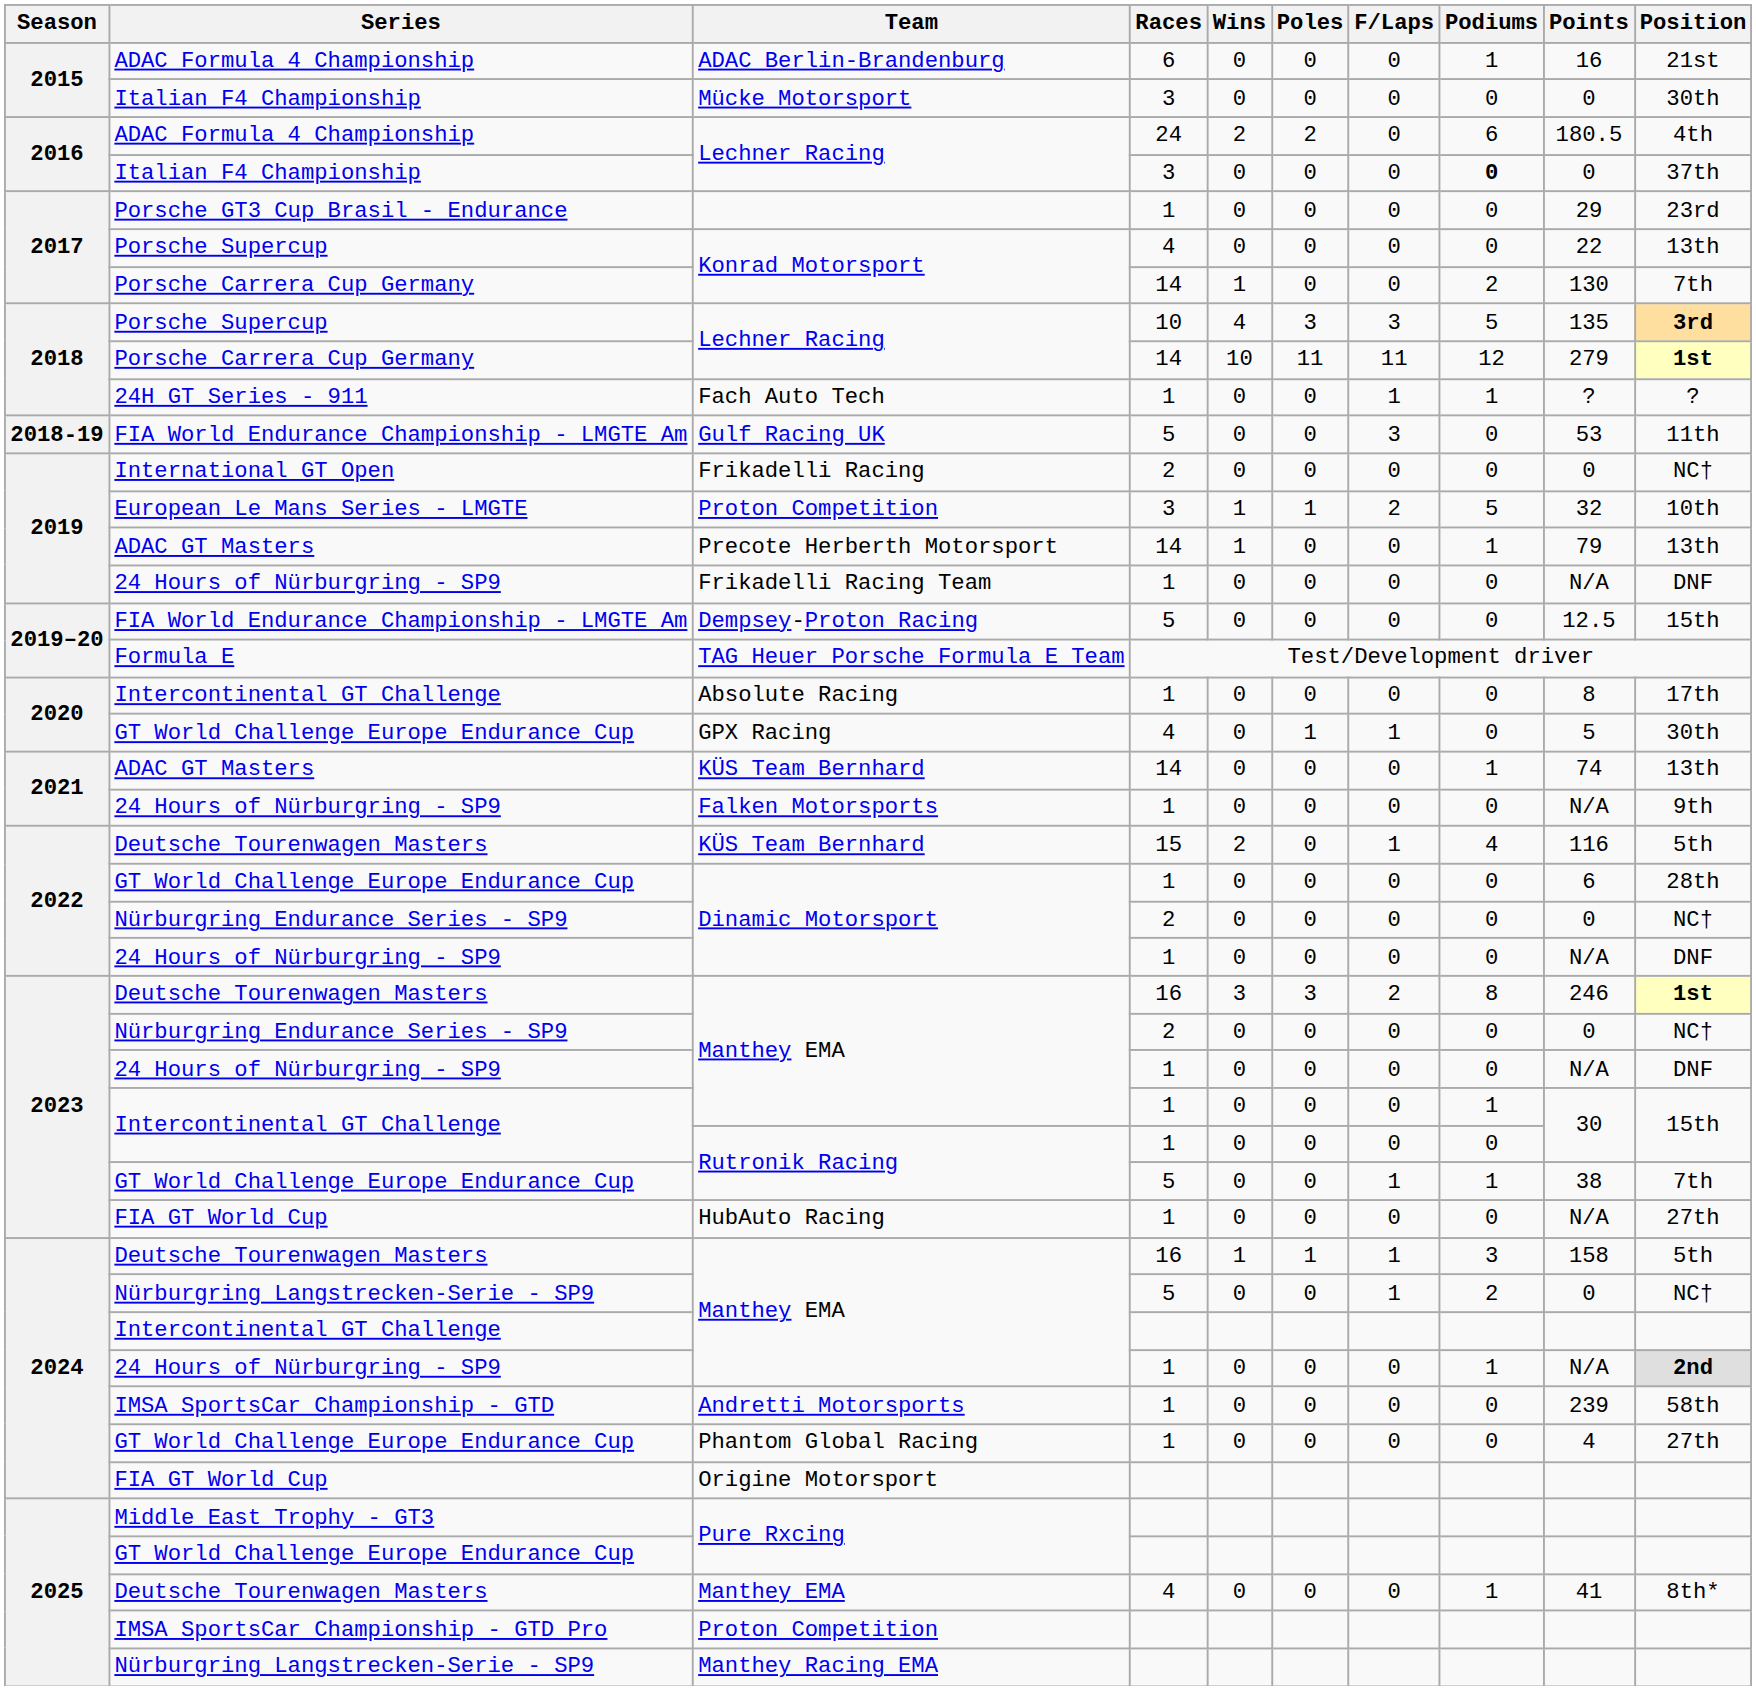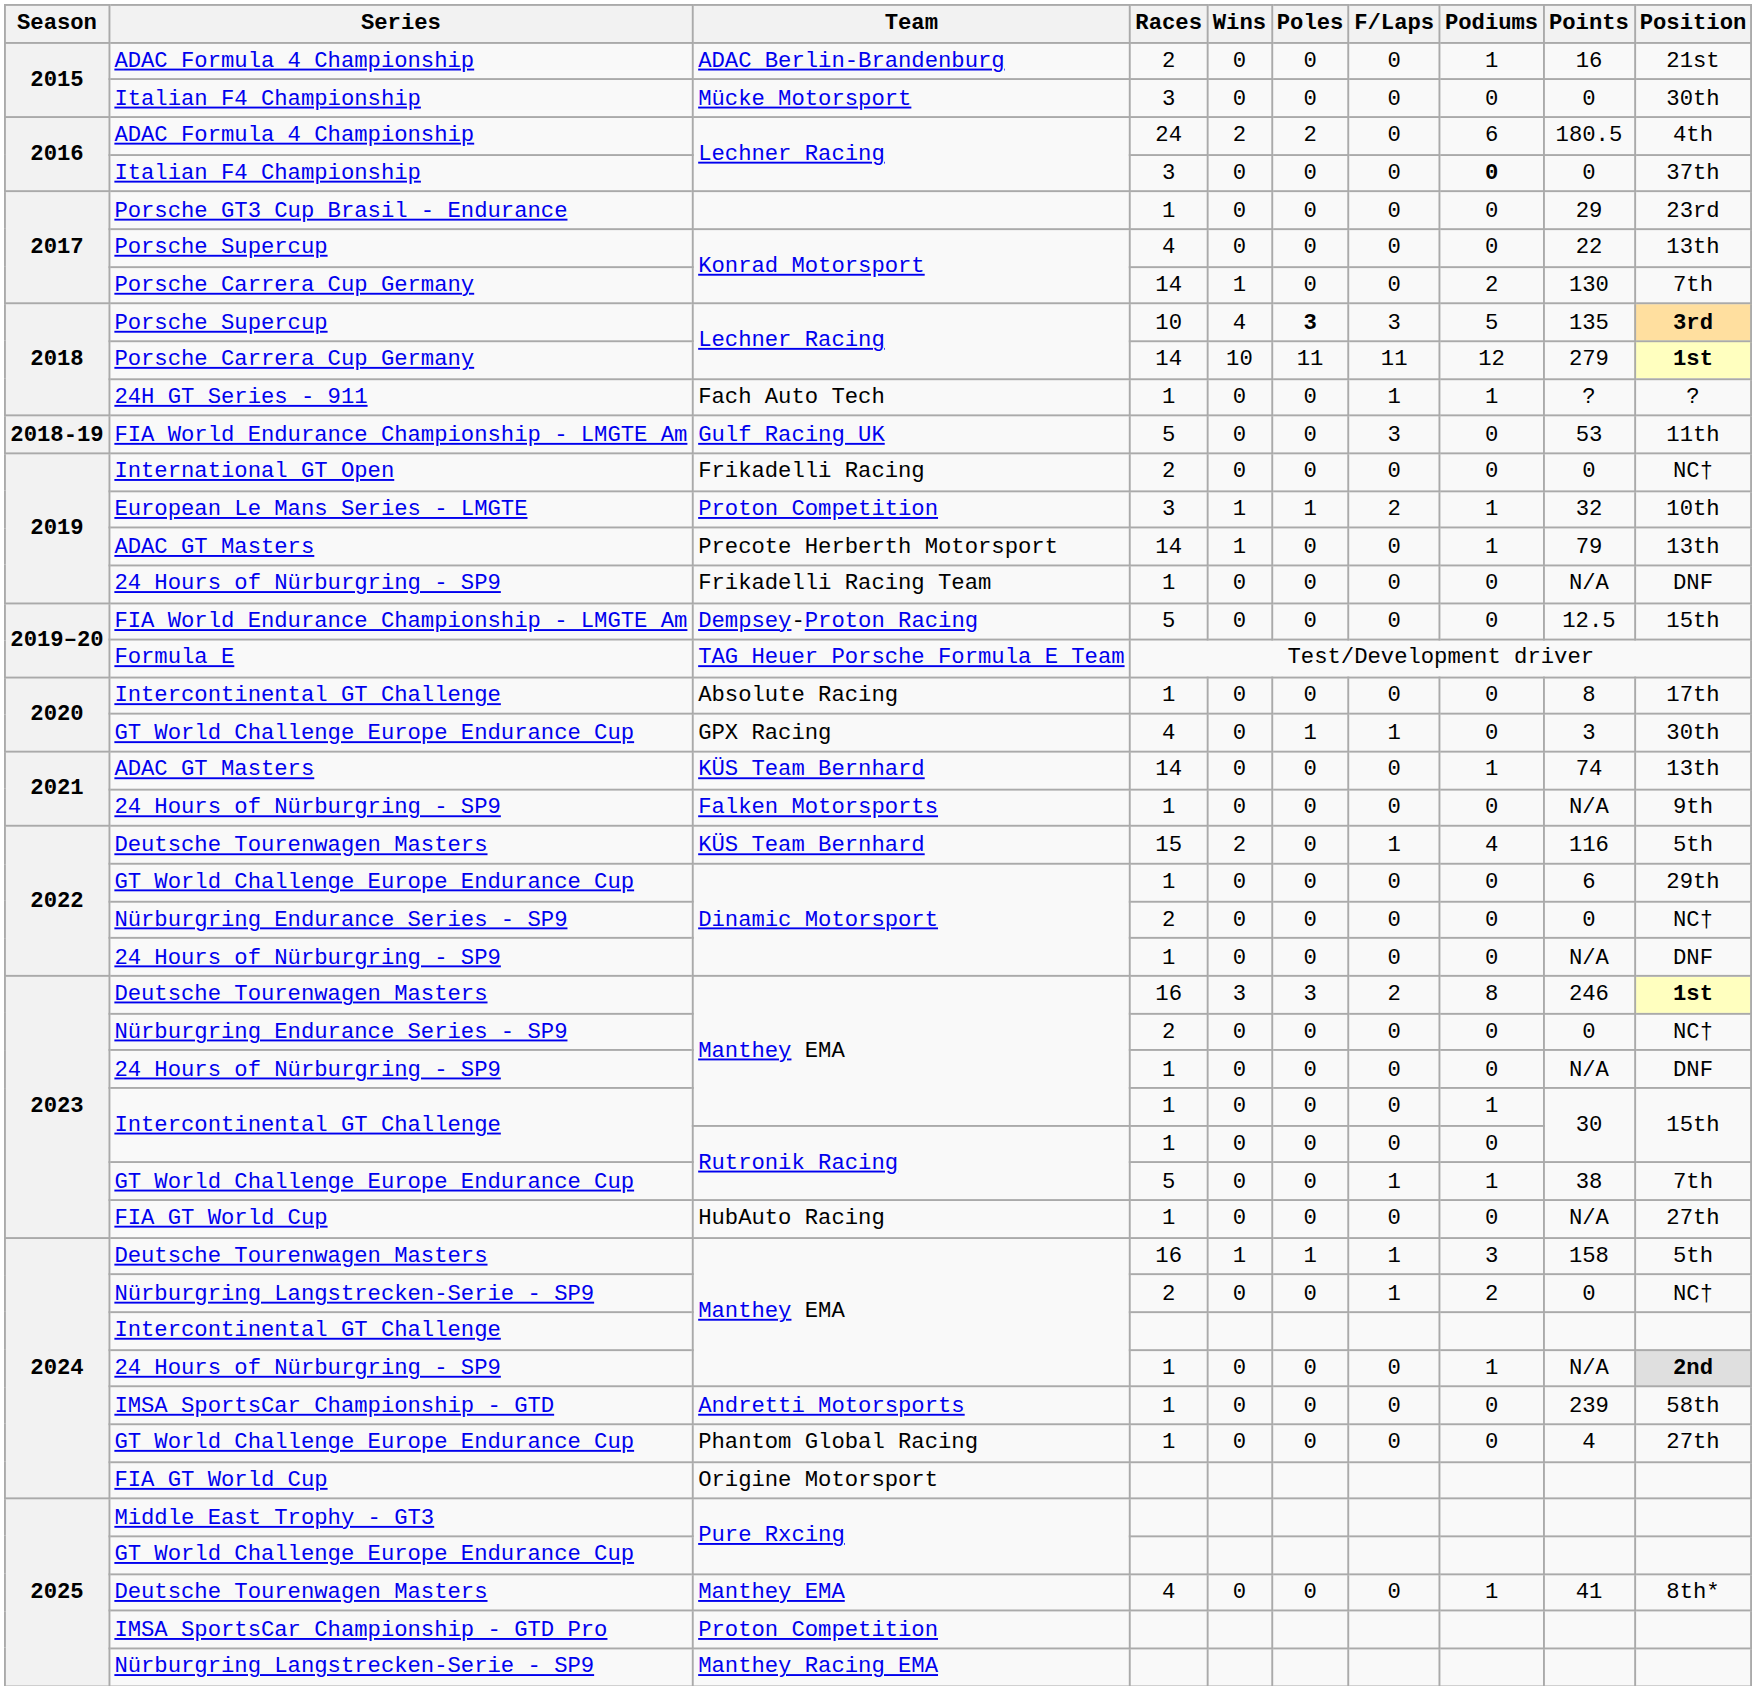(1169, 61) 6 -> (1169, 61) 2
(1310, 322) normal -> (1310, 322) bold
(1492, 509) 5 -> (1492, 509) 1
(1589, 733) 5 -> (1589, 733) 3
(1693, 882) 28th -> (1693, 882) 29th
(1169, 1293) 5 -> (1169, 1293) 2
